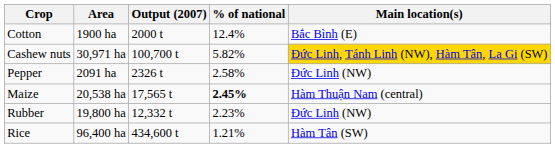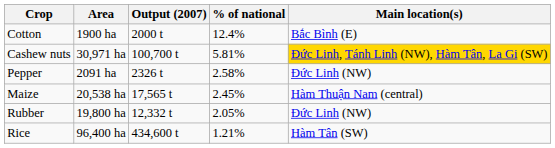(229, 53) 5.82% -> (229, 53) 5.81%
(230, 93) bold -> (229, 93) normal
(229, 113) 2.23% -> (229, 113) 2.05%
